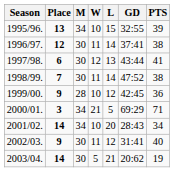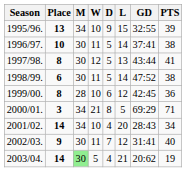+ column: (109, 12)
(59, 45) 12 -> (59, 45) 10
(59, 61) 6 -> (59, 61) 8
(59, 77) 7 -> (59, 77) 6
(59, 93) 9 -> (59, 93) 8
(81, 158) no background -> (81, 158) lightgreen background
